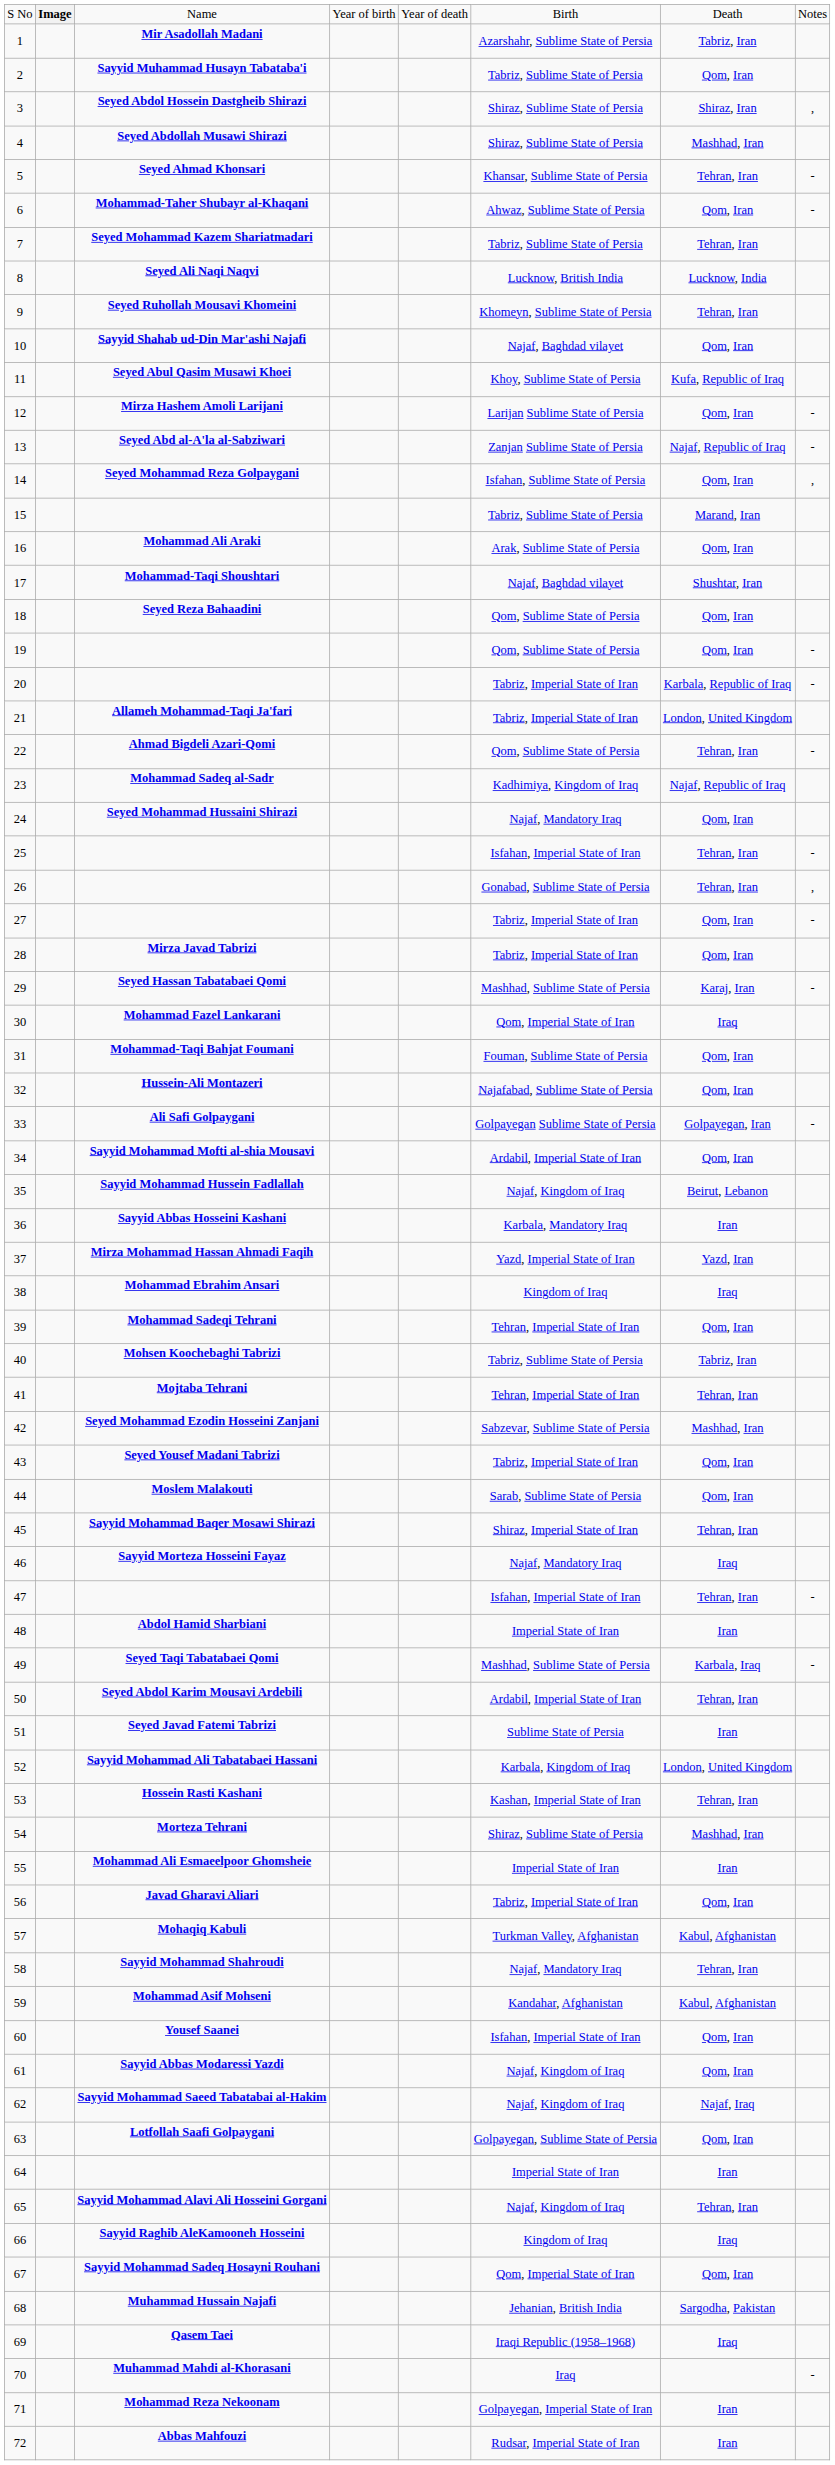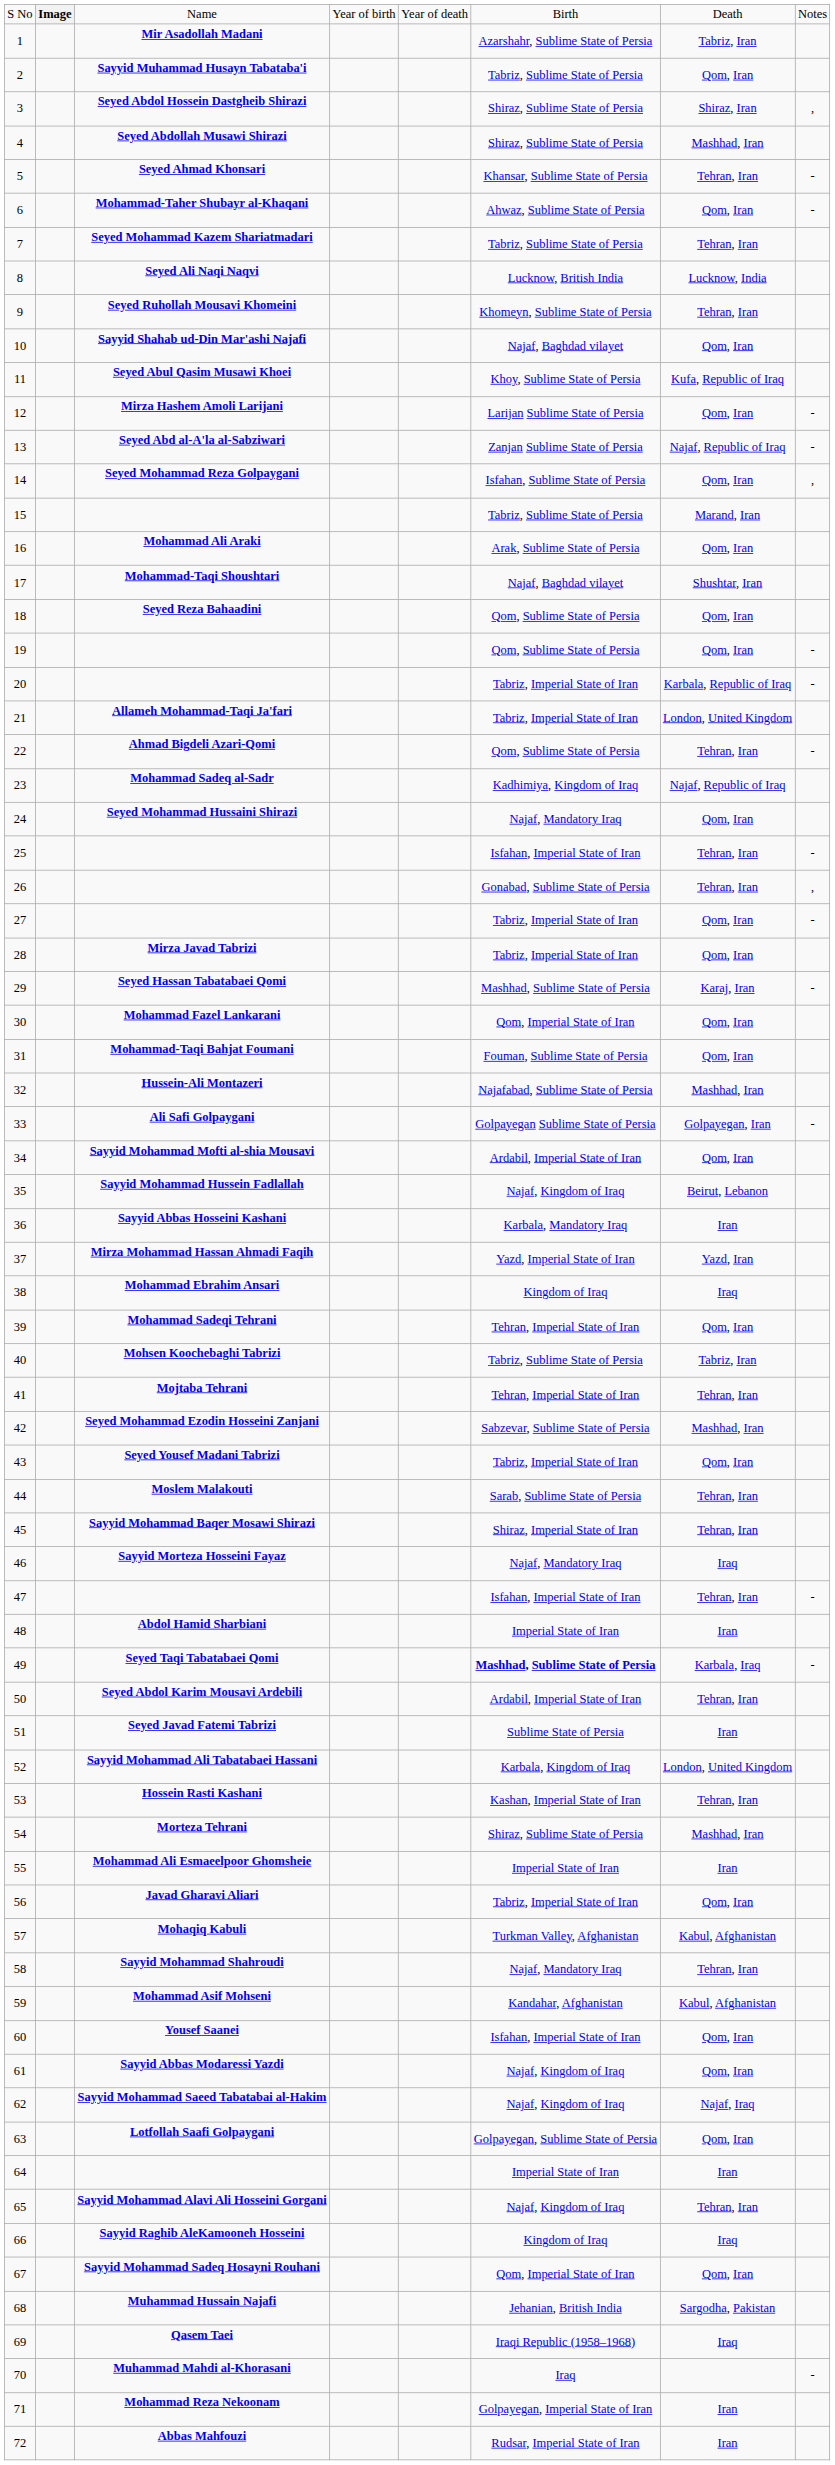(728, 1022) Iraq -> (728, 1022) Qom, Iran
(728, 1090) Qom, Iran -> (728, 1090) Mashhad, Iran
(728, 1496) Qom, Iran -> (728, 1496) Tehran, Iran
(565, 1665) normal -> (565, 1665) bold
